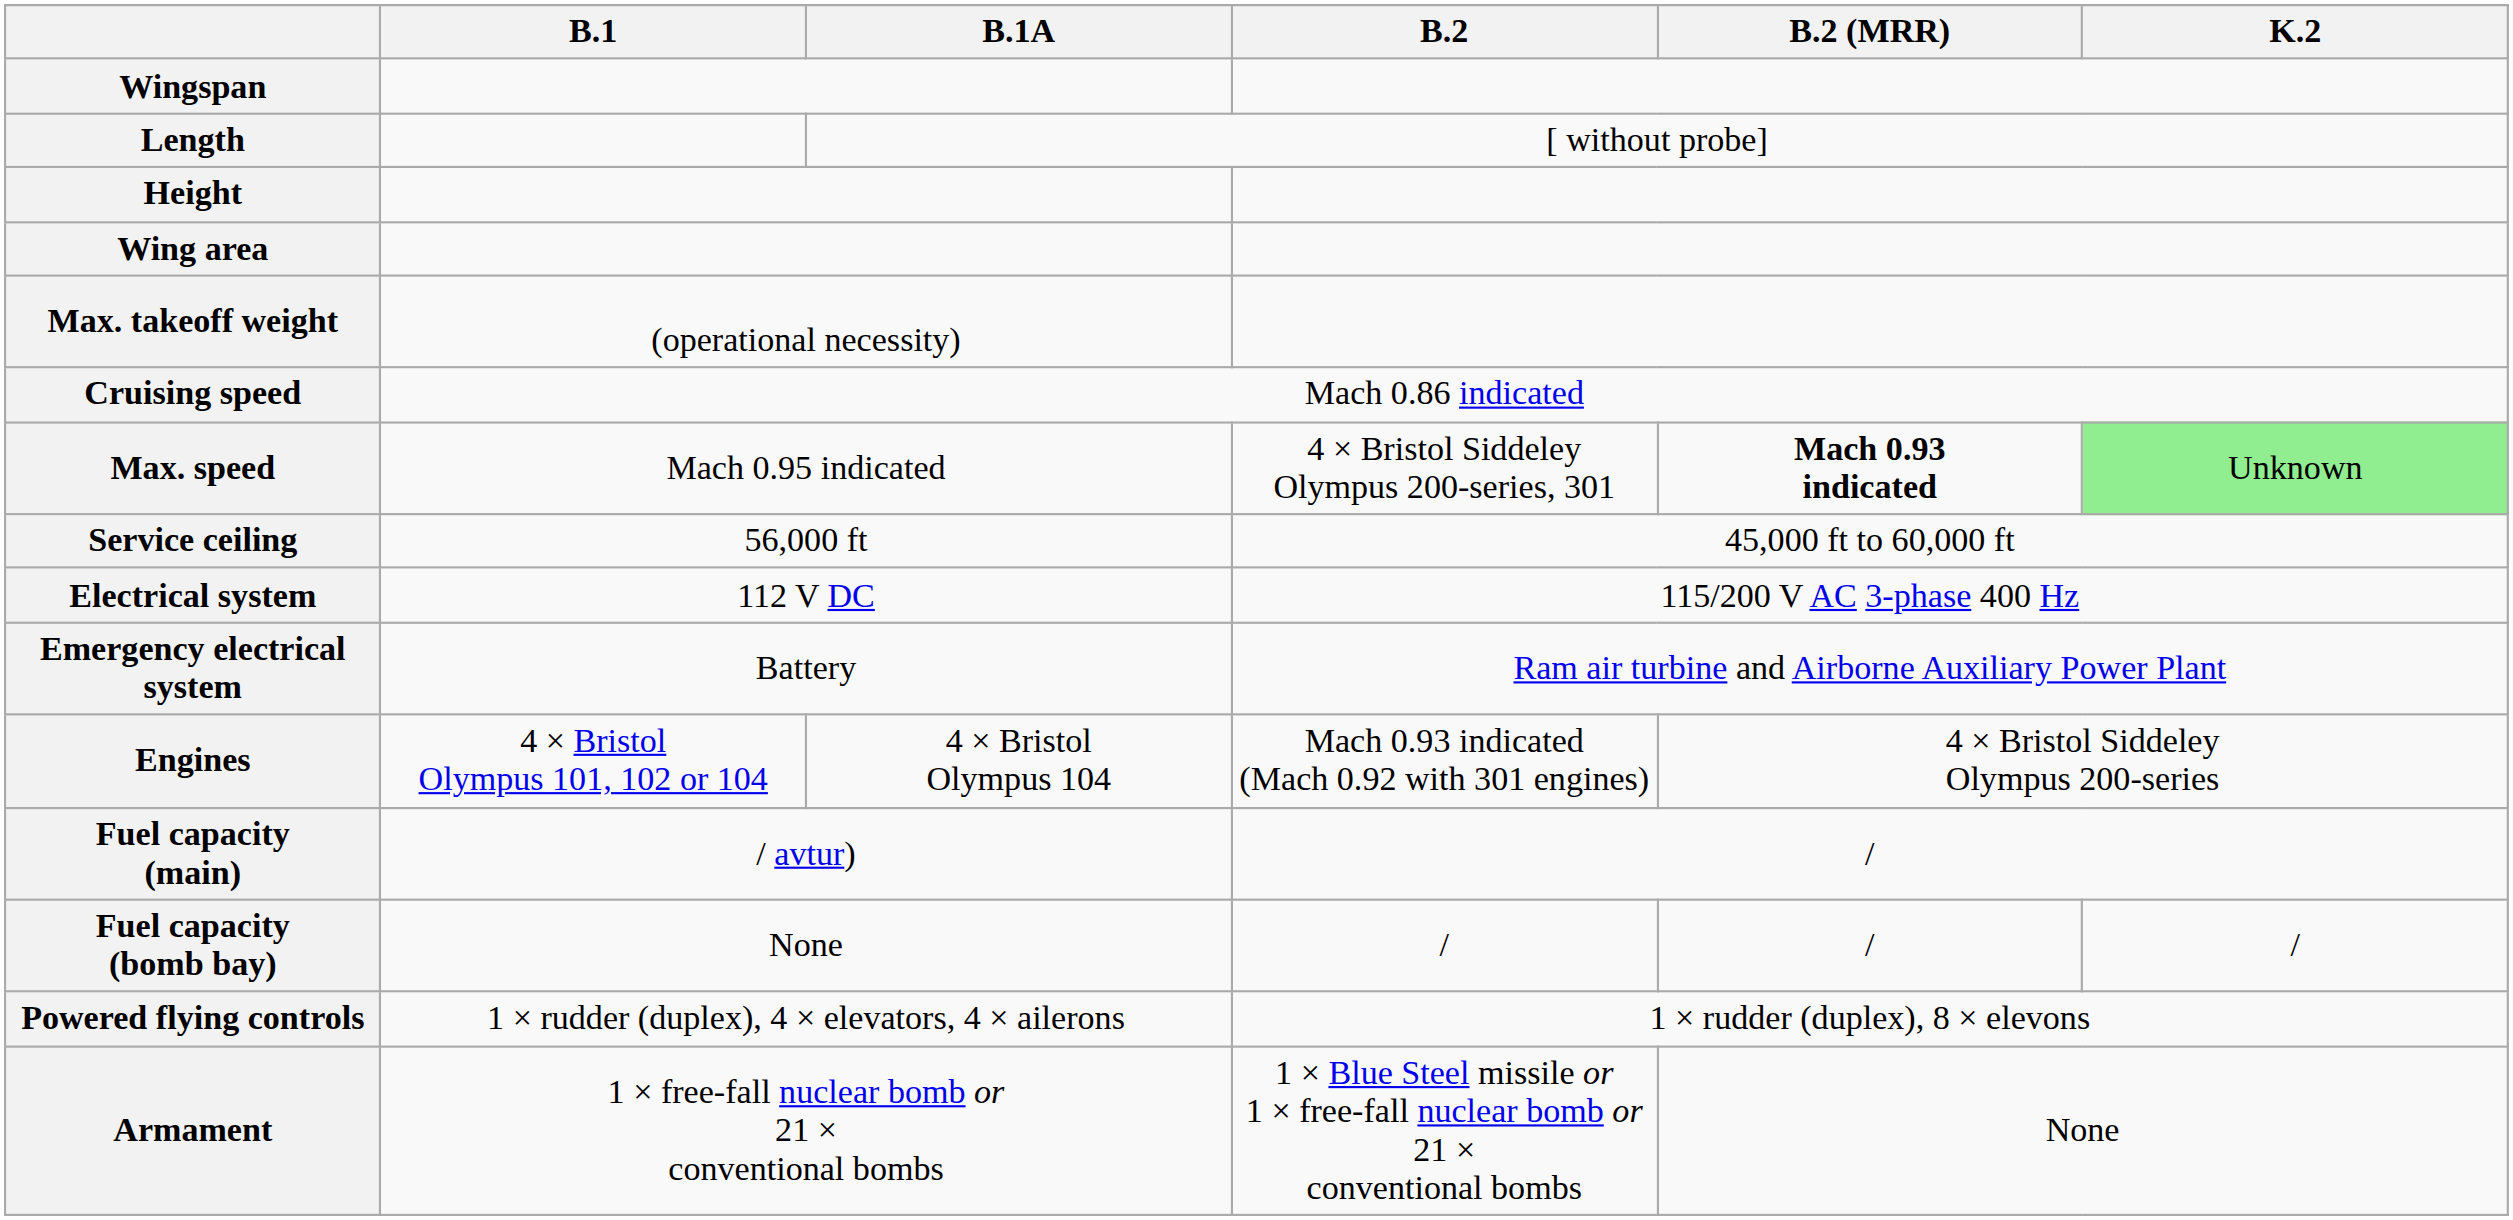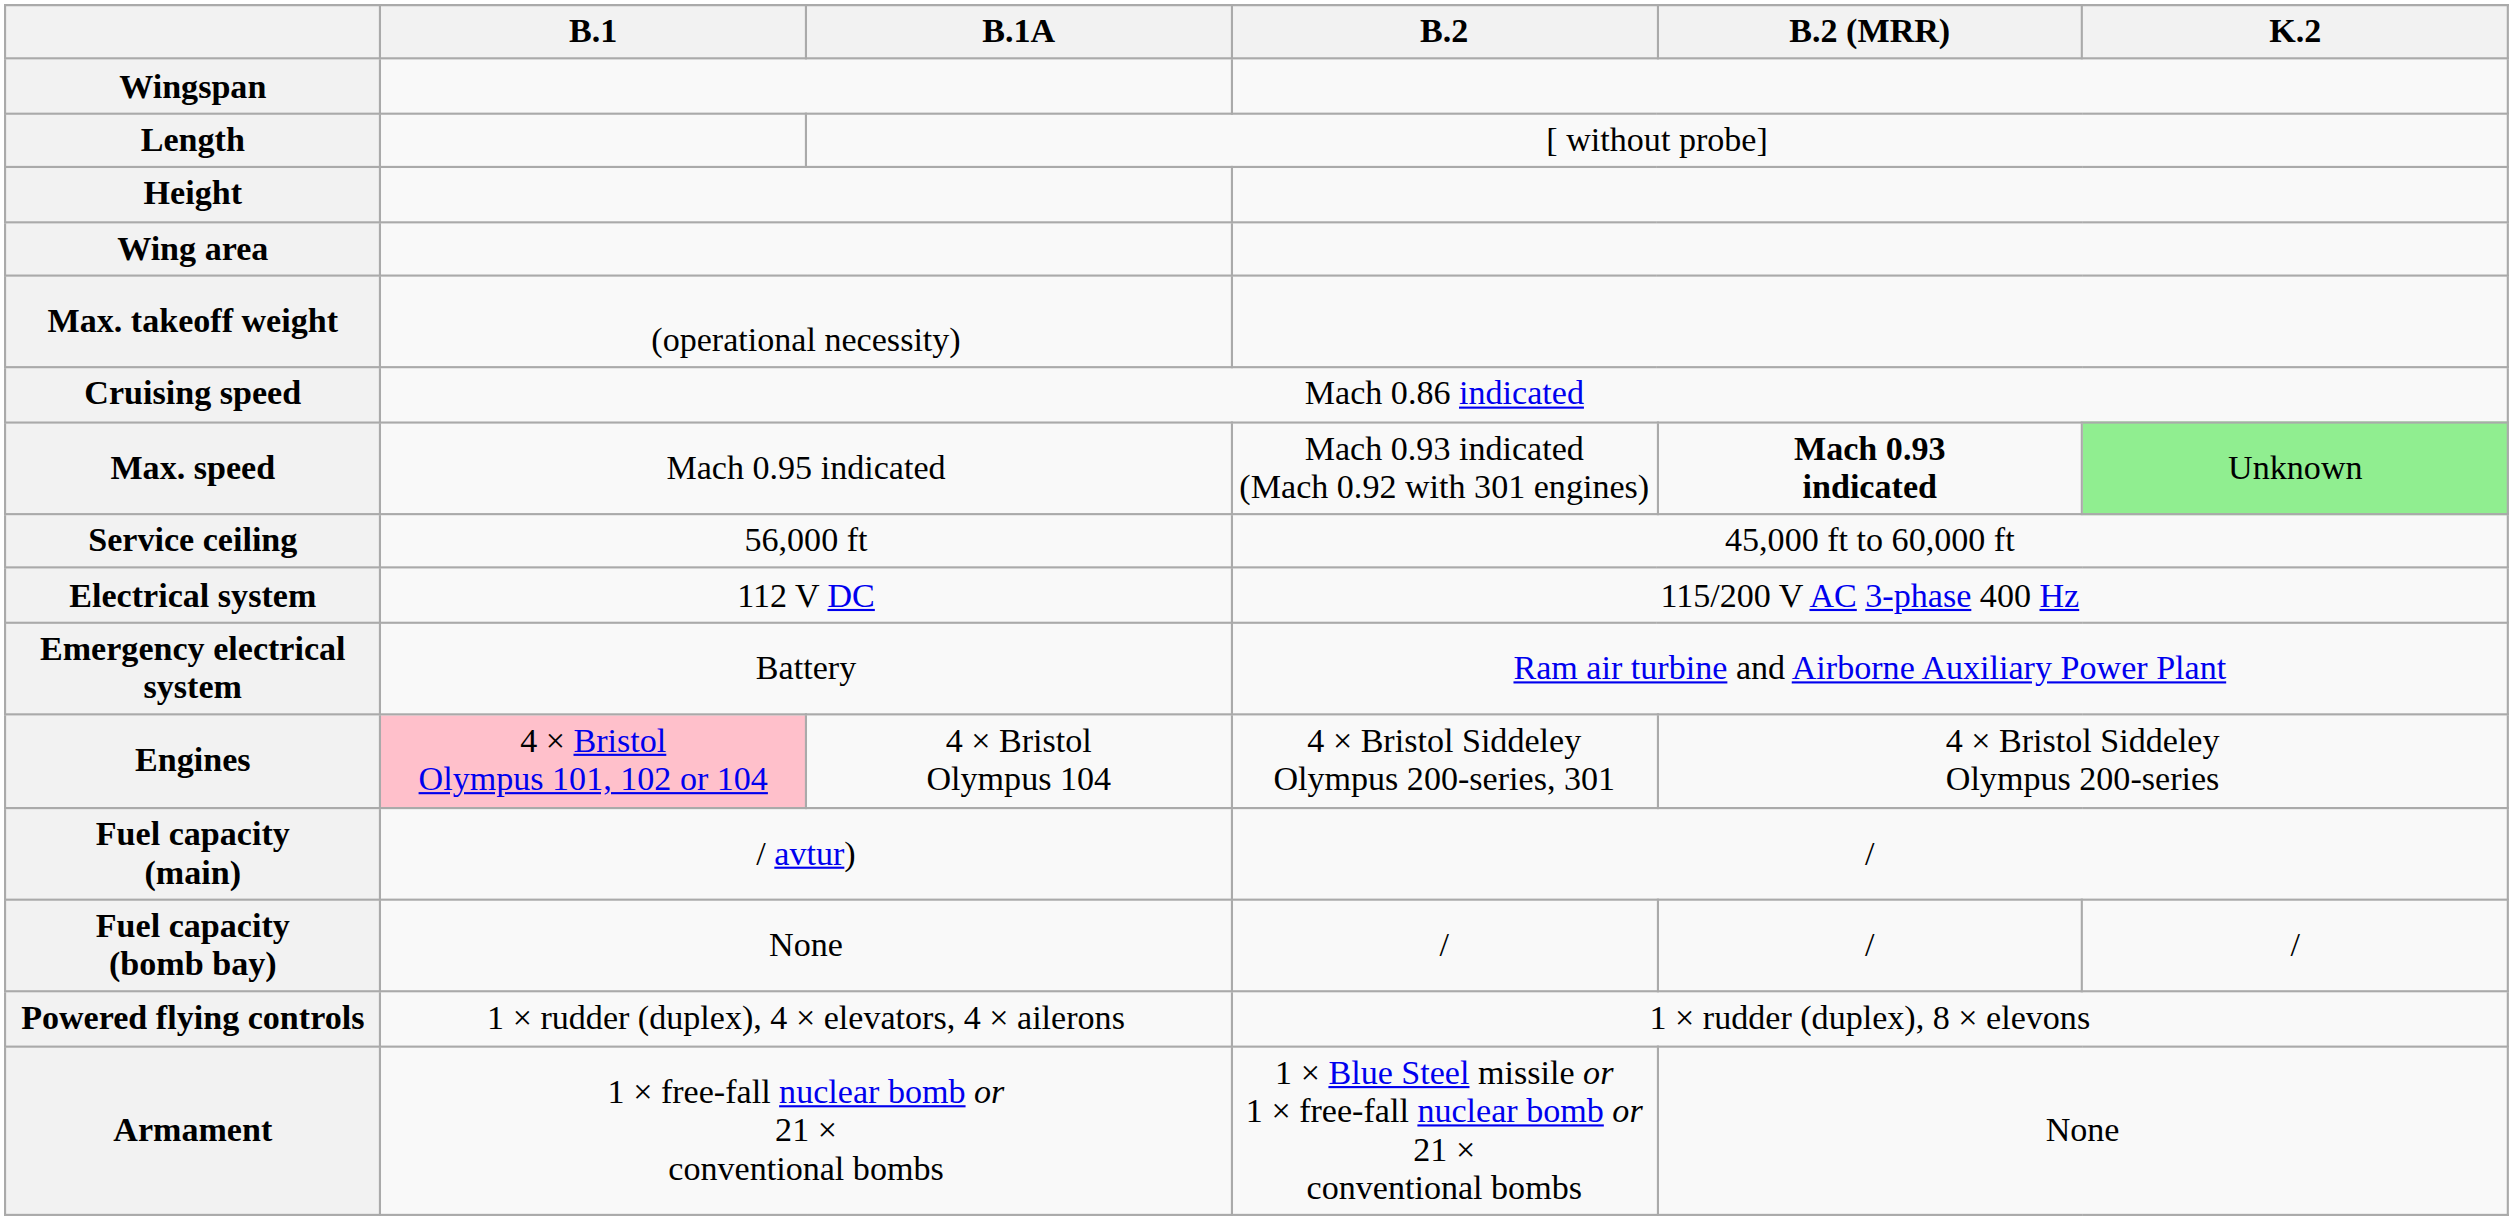(1444, 467) 4 × Bristol Siddeley Olympus 200-series, 301 -> (1444, 467) Mach 0.93 indicated (Mach 0.92 with 301 engines)
(593, 760) no background -> (593, 760) pink background
(1444, 760) Mach 0.93 indicated (Mach 0.92 with 301 engines) -> (1444, 760) 4 × Bristol Siddeley Olympus 200-series, 301
